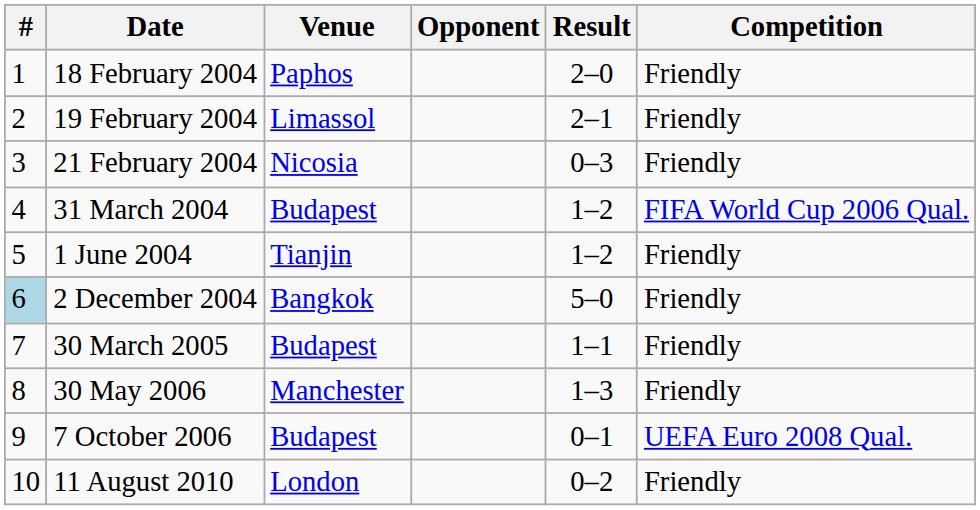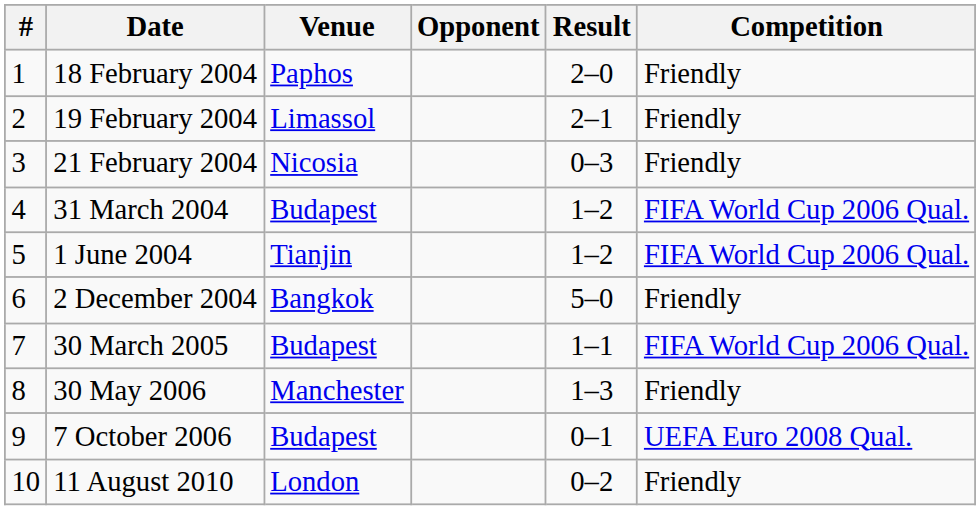(692, 254) Friendly -> (807, 254) FIFA World Cup 2006 Qual.
(19, 299) lightblue background -> (19, 299) no background
(692, 345) Friendly -> (807, 345) FIFA World Cup 2006 Qual.
